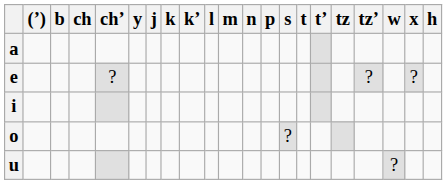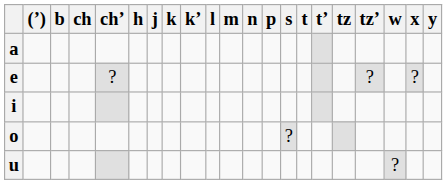columns swapped: (432, 19) <-> (138, 19)
